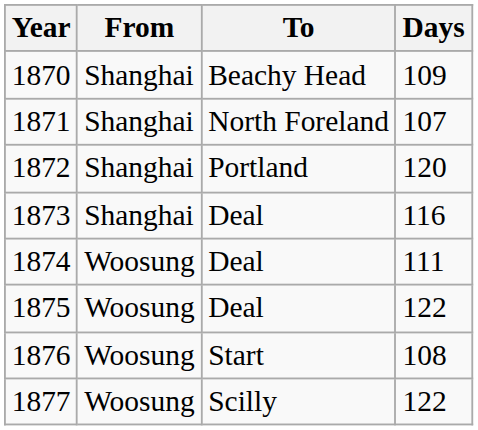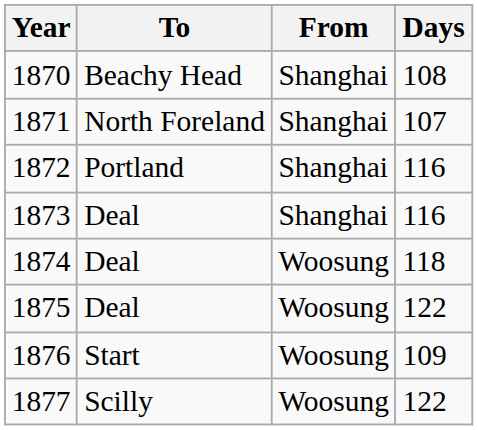columns swapped: (139, 27) <-> (299, 27)
(425, 74) 109 -> (425, 74) 108
(425, 167) 120 -> (424, 167) 116
(423, 261) 111 -> (424, 261) 118
(425, 354) 108 -> (425, 354) 109
